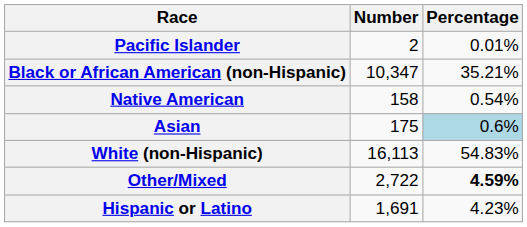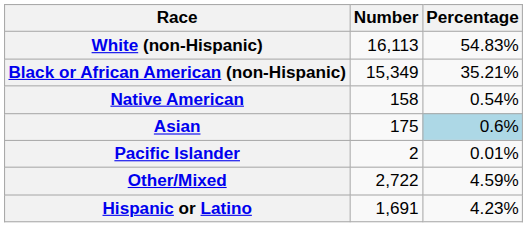rows swapped: (177, 153) <-> (177, 45)
(392, 72) 10,347 -> (392, 72) 15,349
(494, 180) bold -> (494, 180) normal
